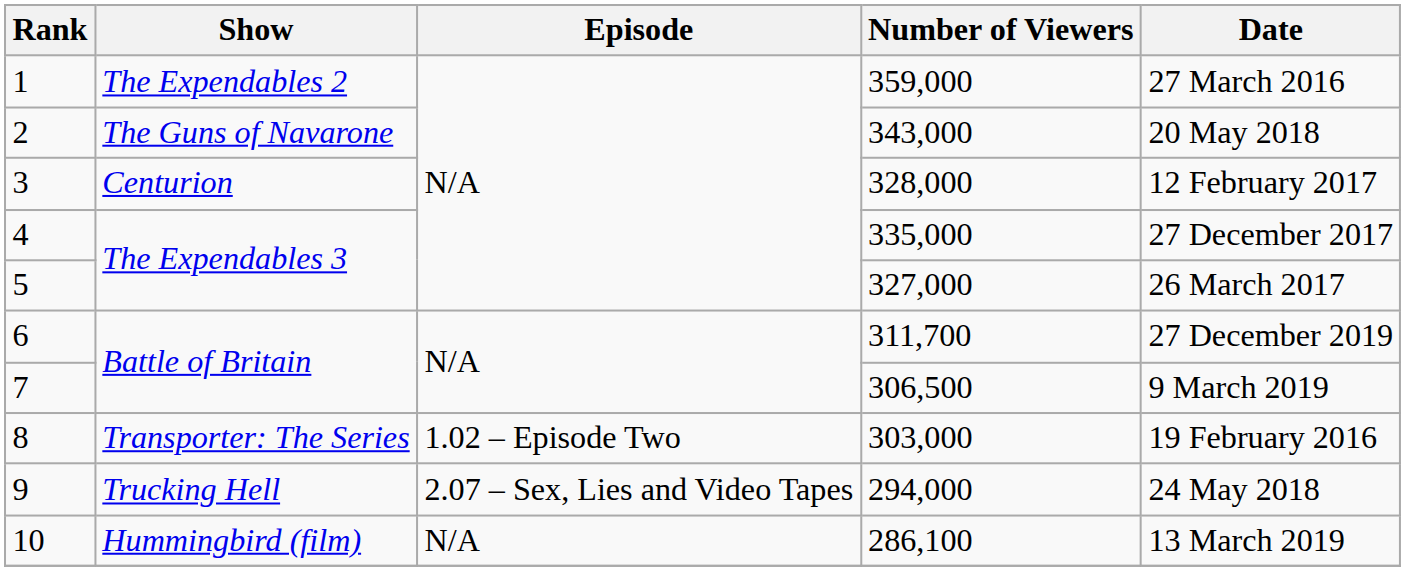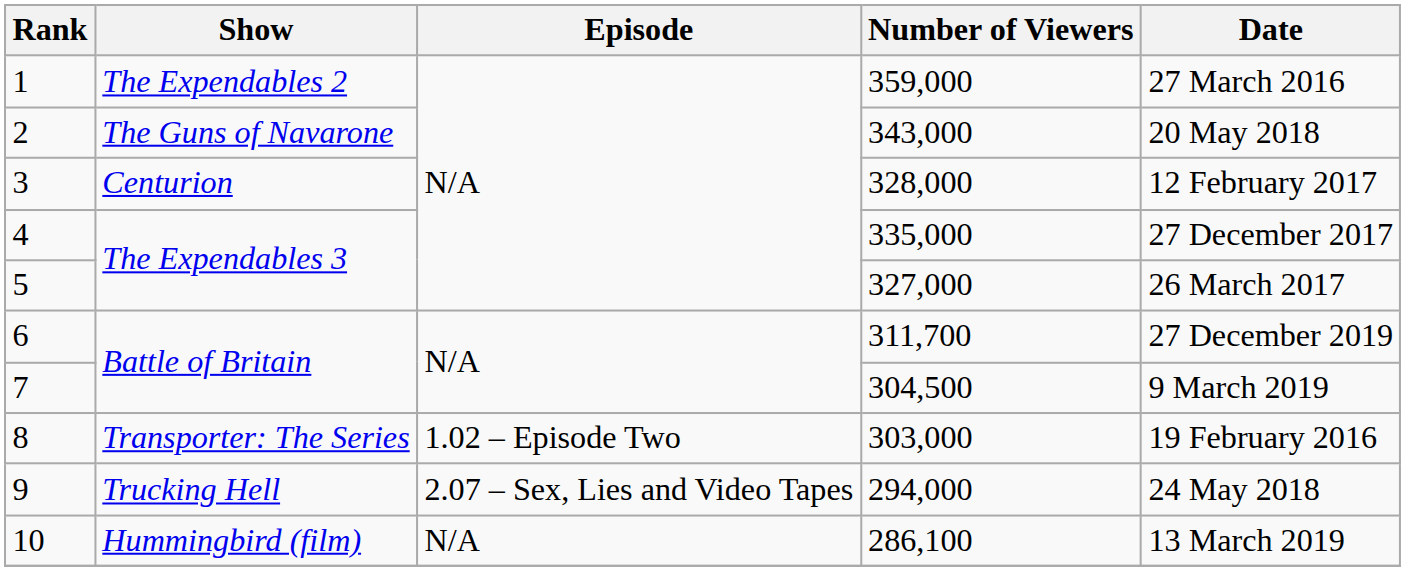(920, 387) 306,500 -> (920, 387) 304,500
